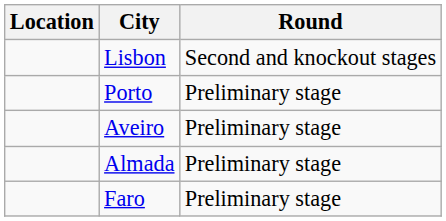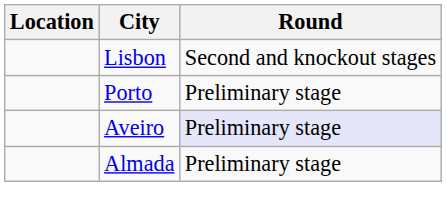(263, 127) no background -> (263, 127) lavender background
- row: (124, 198)
